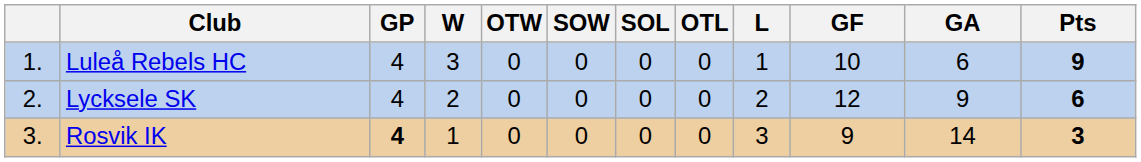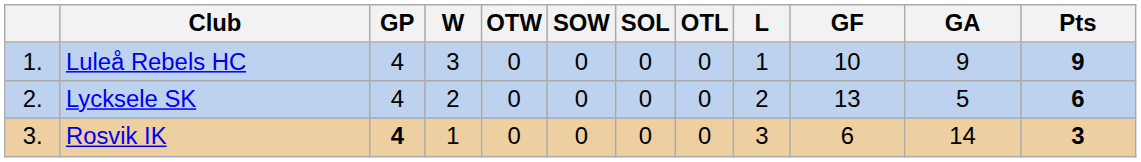(963, 61) 6 -> (963, 61) 9
(847, 99) 12 -> (847, 99) 13
(963, 99) 9 -> (963, 99) 5
(847, 136) 9 -> (847, 136) 6
